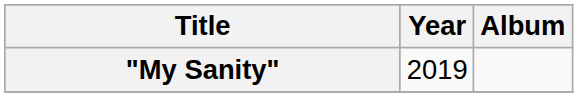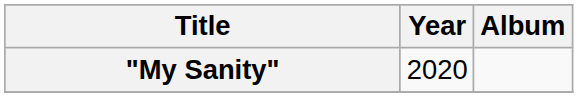(437, 69) 2019 -> (437, 69) 2020
